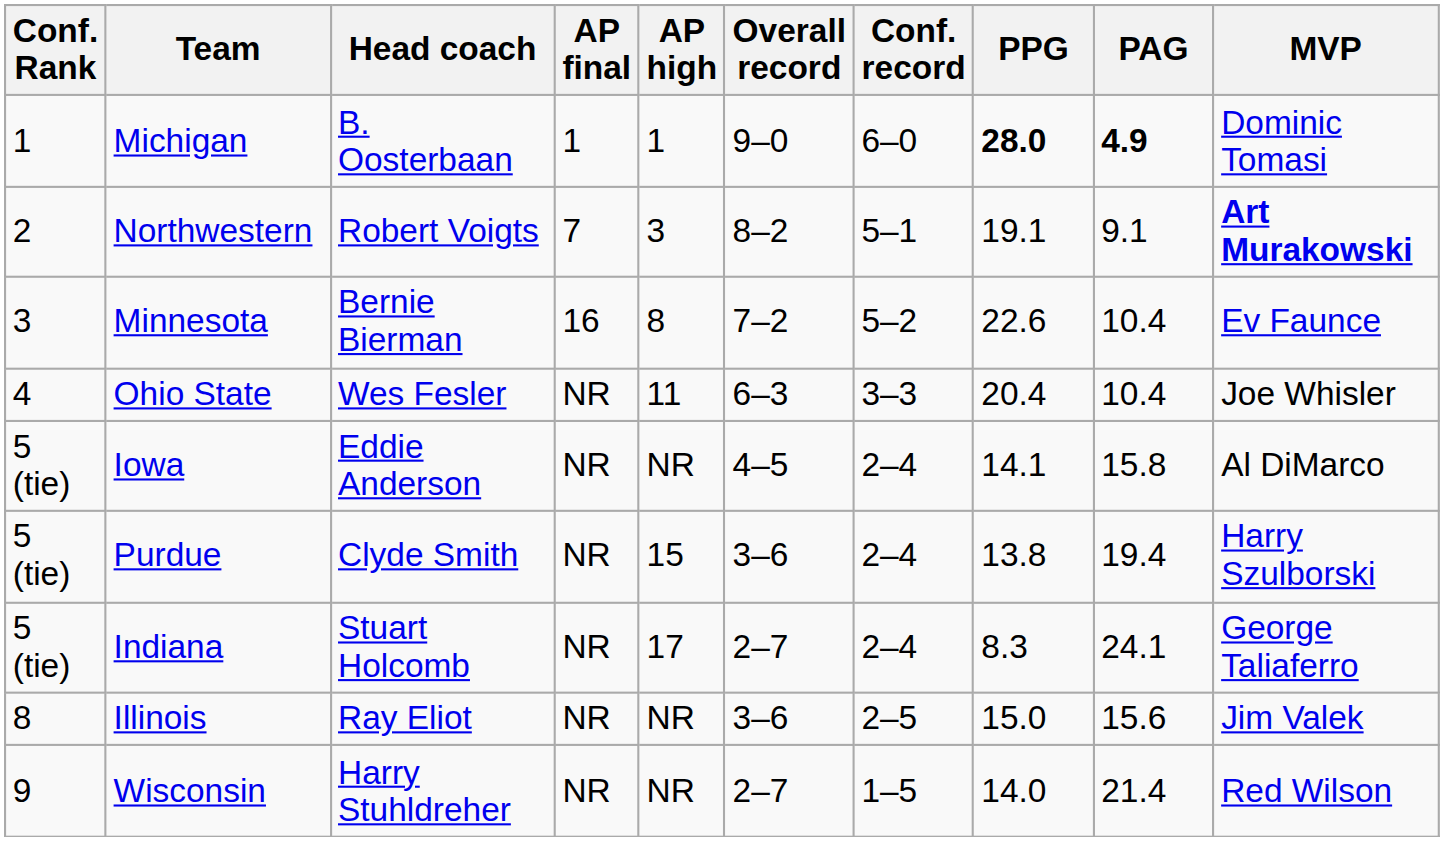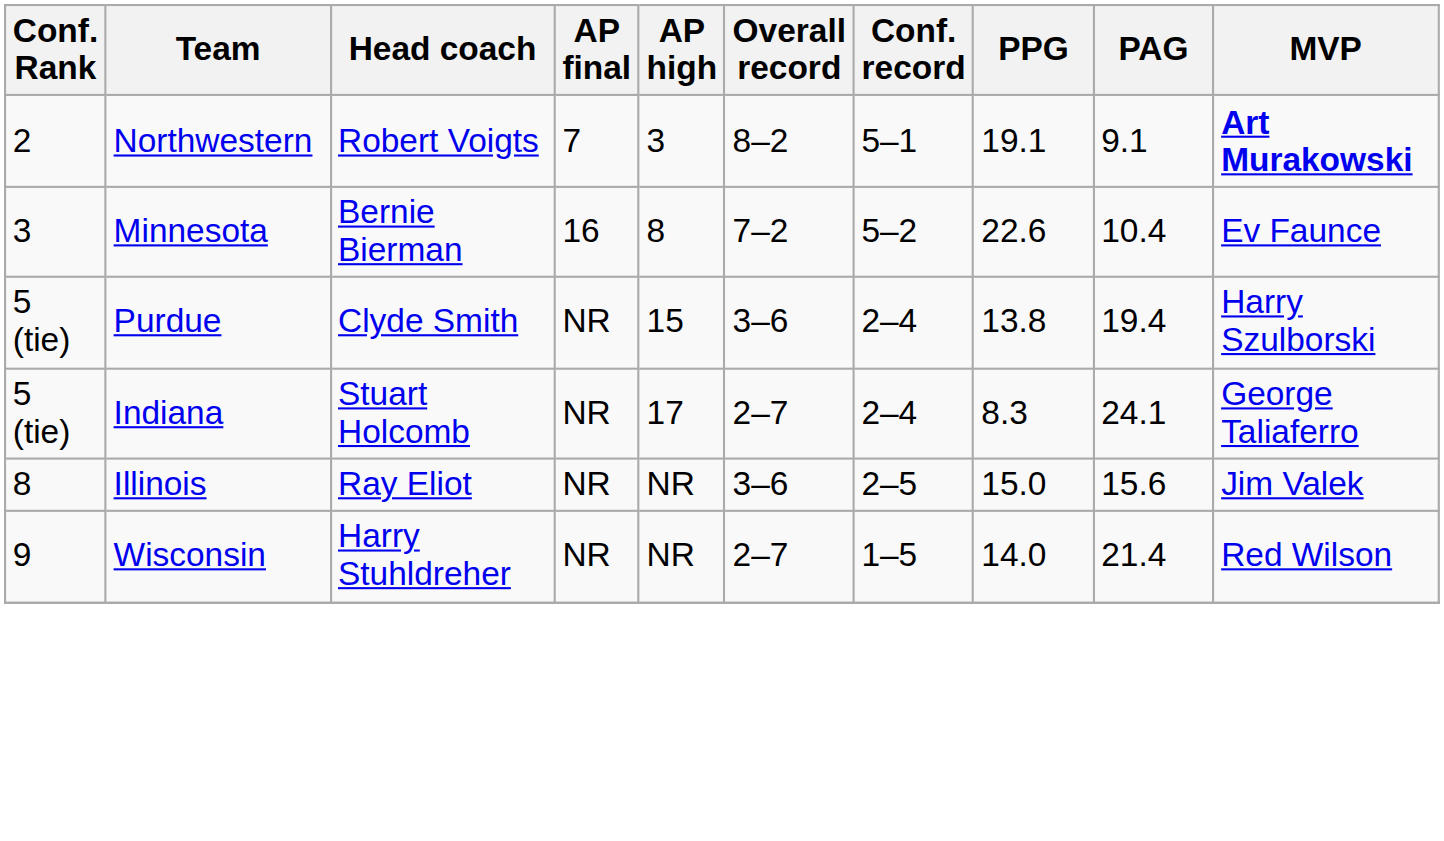- row: (181, 140)
- row: (193, 393)
- row: (149, 465)
